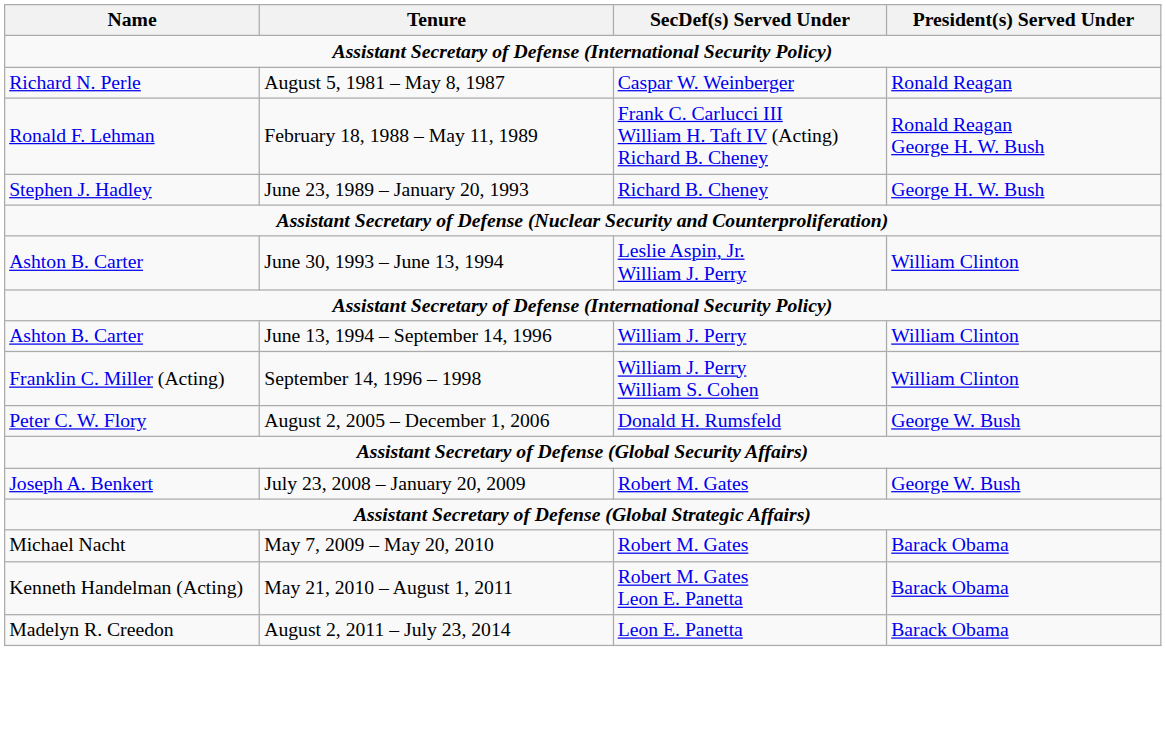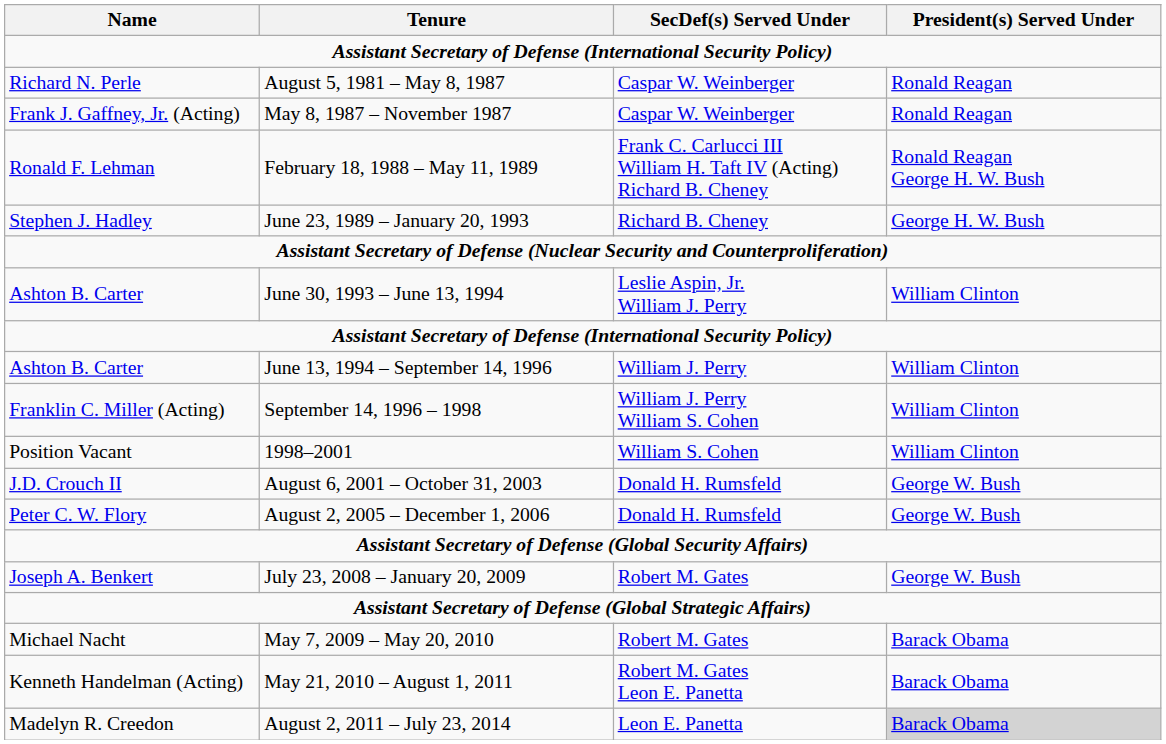+ row: (124, 113)
+ row: (70, 451)
+ row: (65, 483)
(950, 630) no background -> (950, 723) lightgrey background
